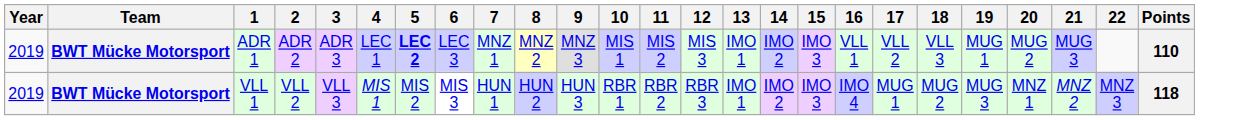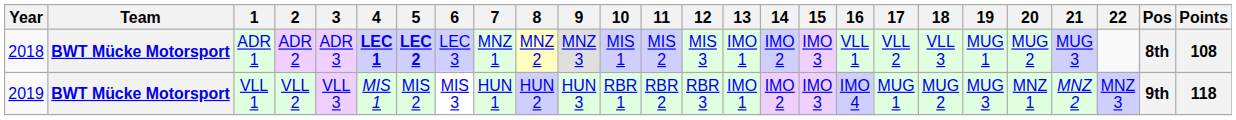+ column: (1157, 17)
(26, 51) 2019 -> (26, 51) 2018
(376, 51) normal -> (377, 51) bold
(1166, 51) 110 -> (1204, 51) 108
